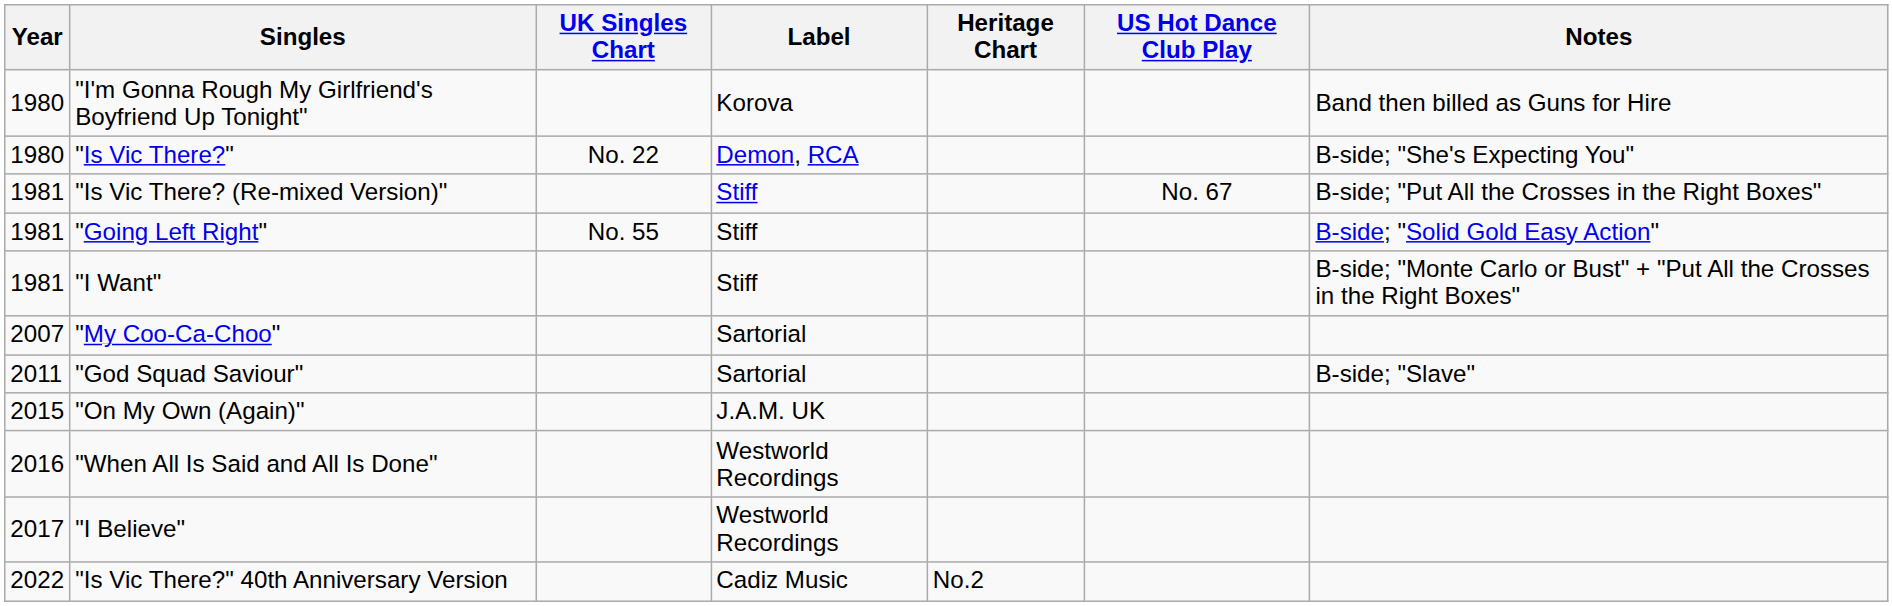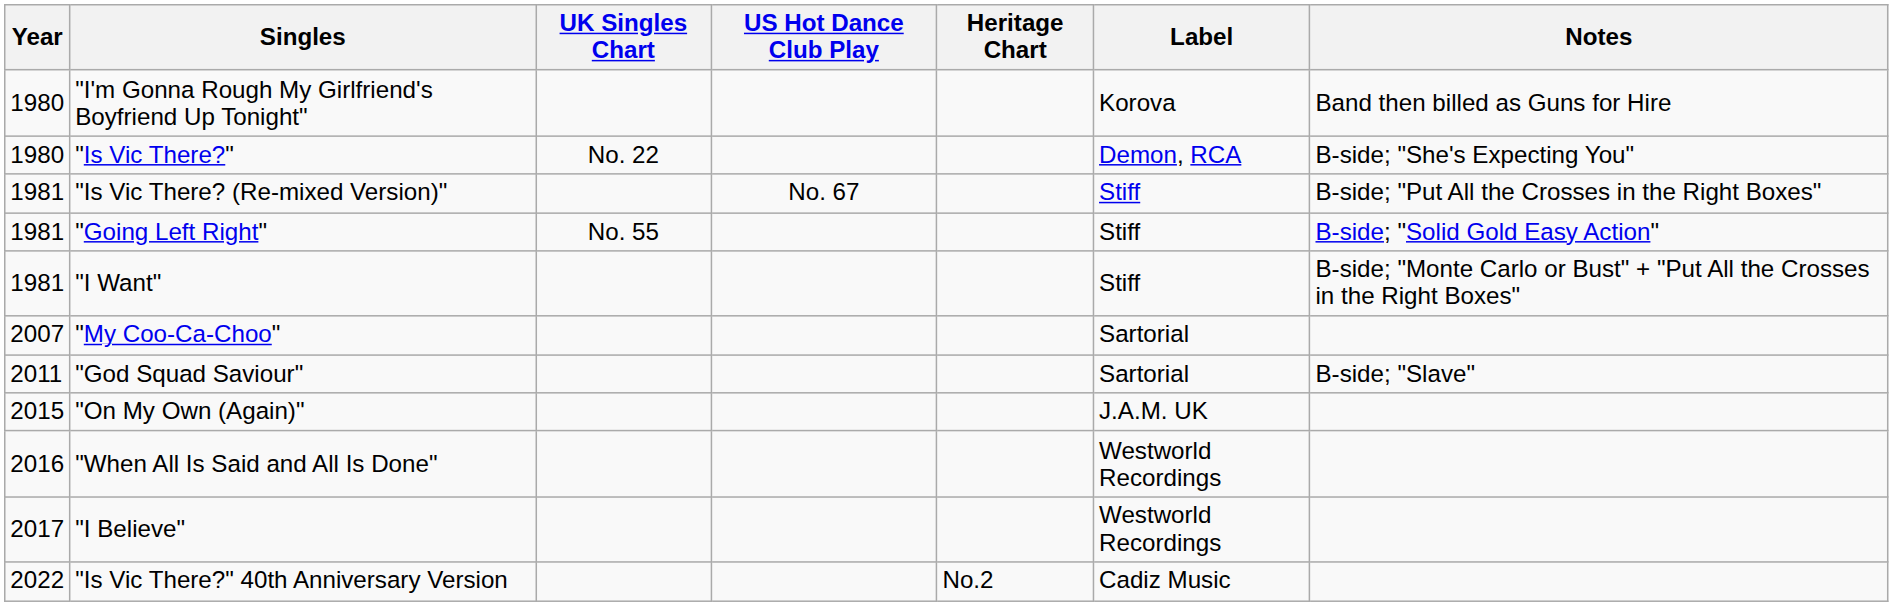columns swapped: (1197, 37) <-> (819, 37)
